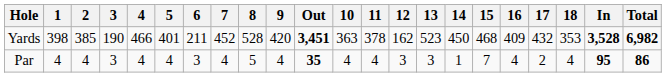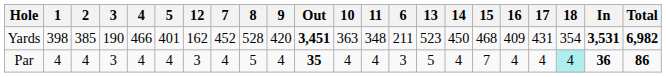columns swapped: (197, 15) <-> (403, 15)
(375, 38) 378 -> (375, 38) 348
(542, 38) 432 -> (542, 38) 431
(570, 38) 353 -> (570, 38) 354
(604, 38) 3,528 -> (604, 38) 3,531
(431, 60) 3 -> (431, 60) 5
(459, 60) 1 -> (459, 60) 4
(542, 60) 2 -> (542, 60) 4
(570, 60) no background -> (570, 60) paleturquoise background
(604, 60) 95 -> (604, 60) 36
